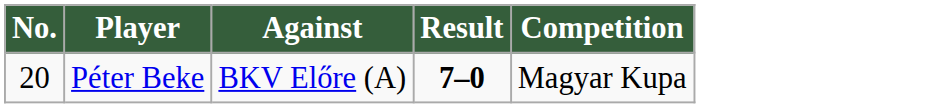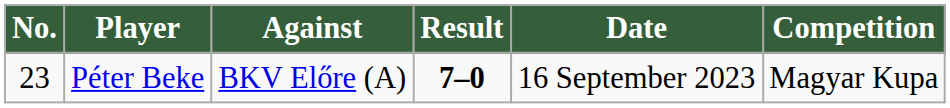+ column: (636, 28)
(35, 77) 20 -> (35, 77) 23
